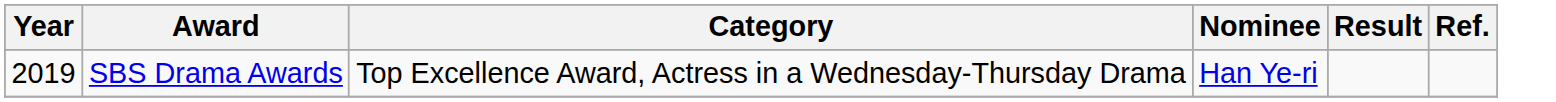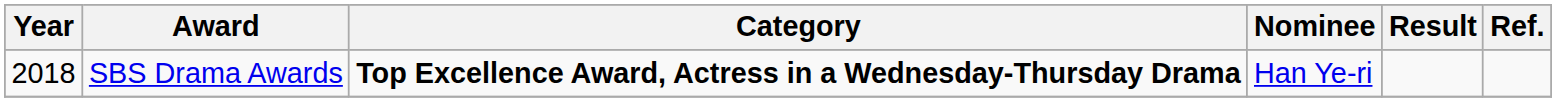(44, 73) 2019 -> (44, 73) 2018
(771, 73) normal -> (798, 73) bold
